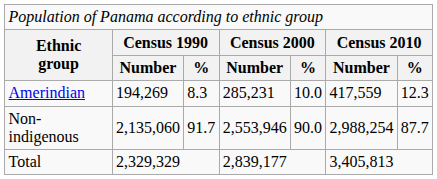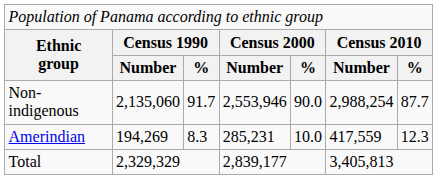rows swapped: (44, 127) <-> (47, 93)
